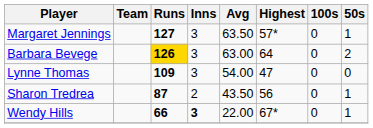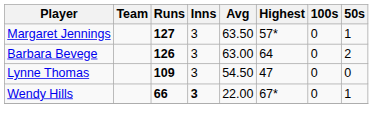(164, 53) gold background -> (164, 53) no background
(238, 73) 54.00 -> (238, 73) 54.50
- row: (51, 93)
